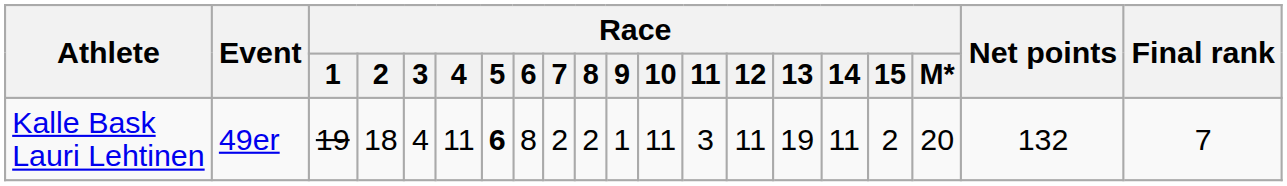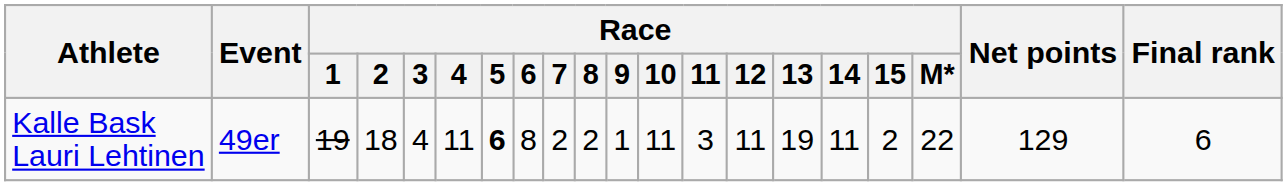(937, 140) 20 -> (937, 140) 22
(1043, 140) 132 -> (1043, 140) 129
(1203, 140) 7 -> (1203, 140) 6
